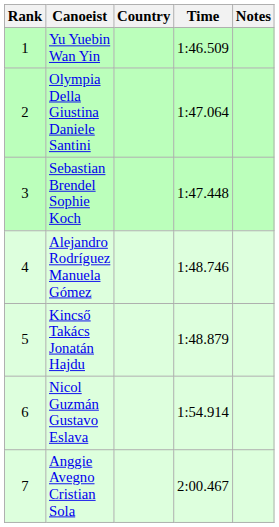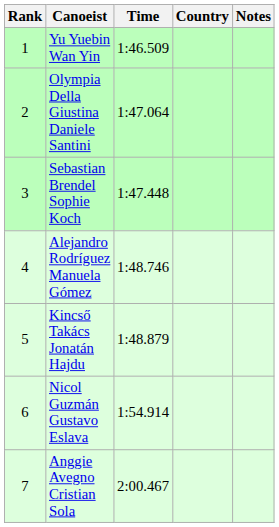columns swapped: (144, 16) <-> (203, 16)
